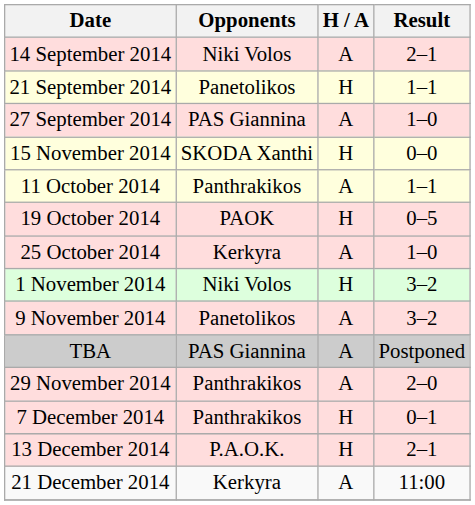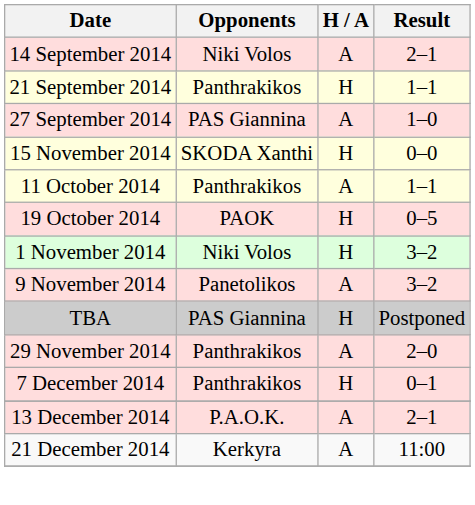(247, 86) Panetolikos -> (247, 86) Panthrakikos
- row: (90, 251)
(346, 350) A -> (346, 317) H
(346, 449) H -> (346, 416) A
